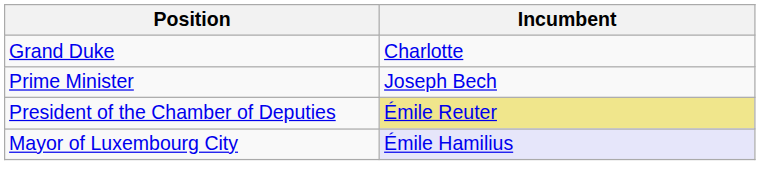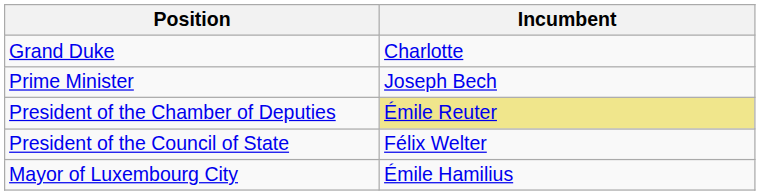+ row: (149, 143)
(449, 143) lavender background -> (449, 174) no background
